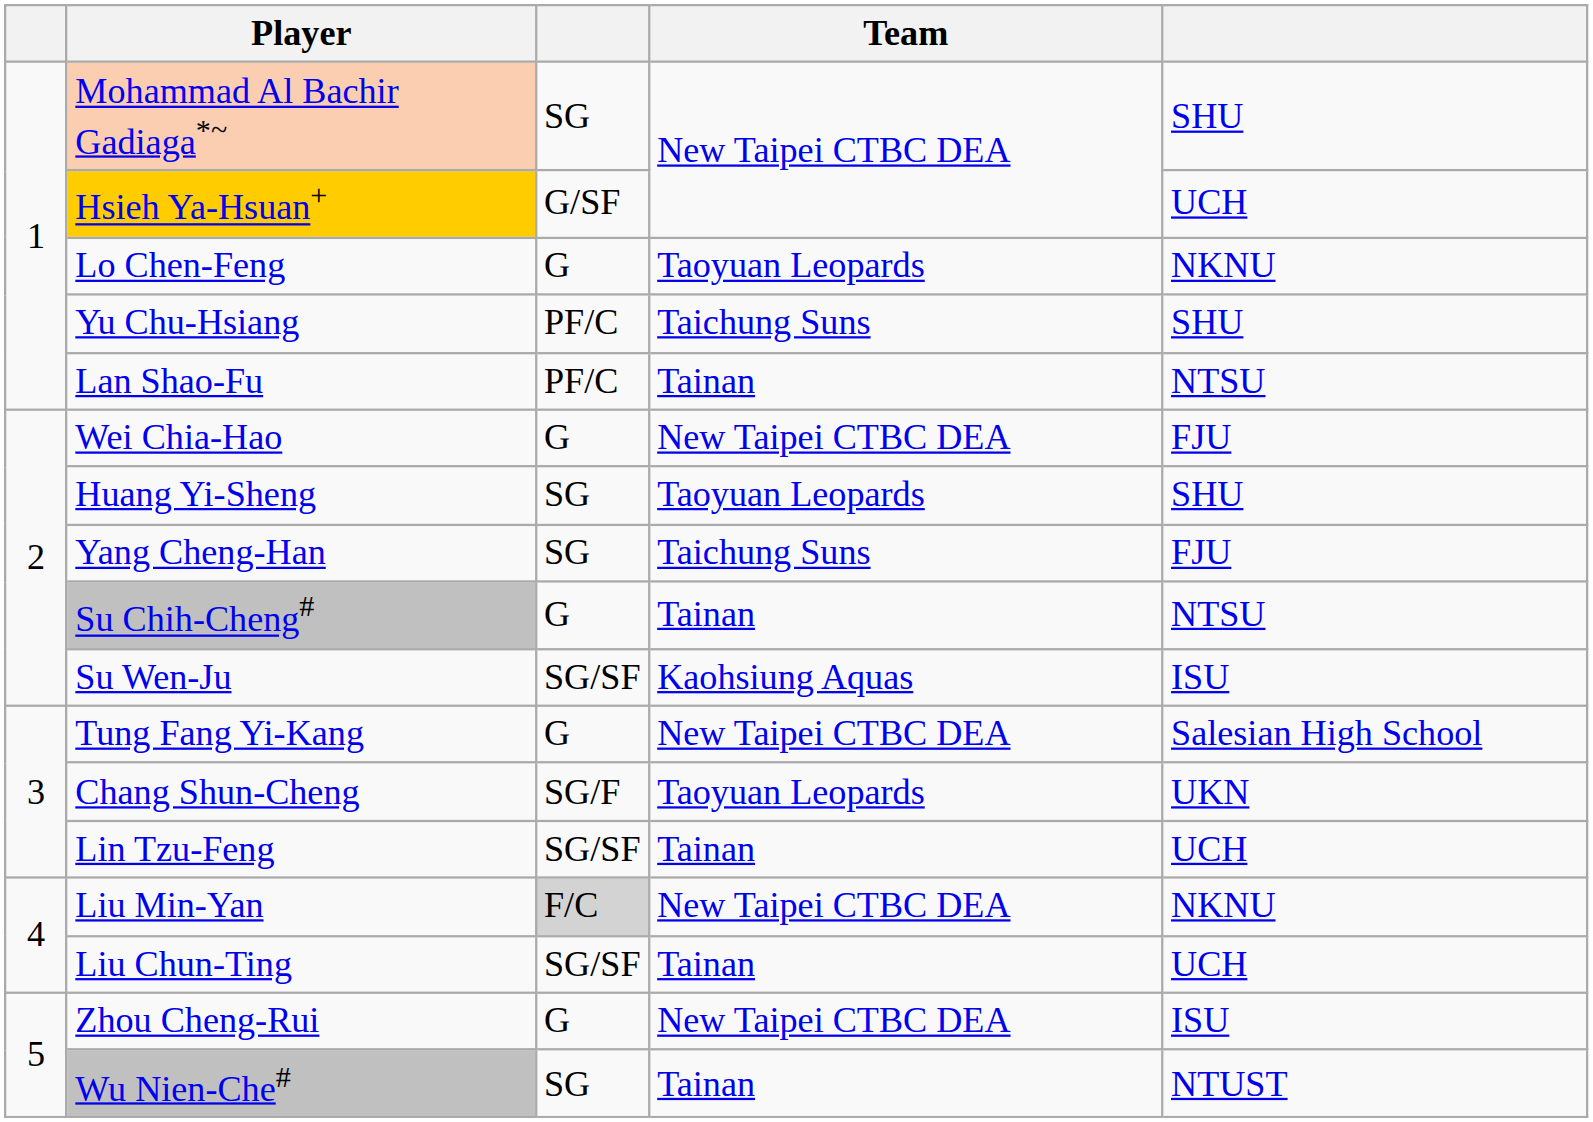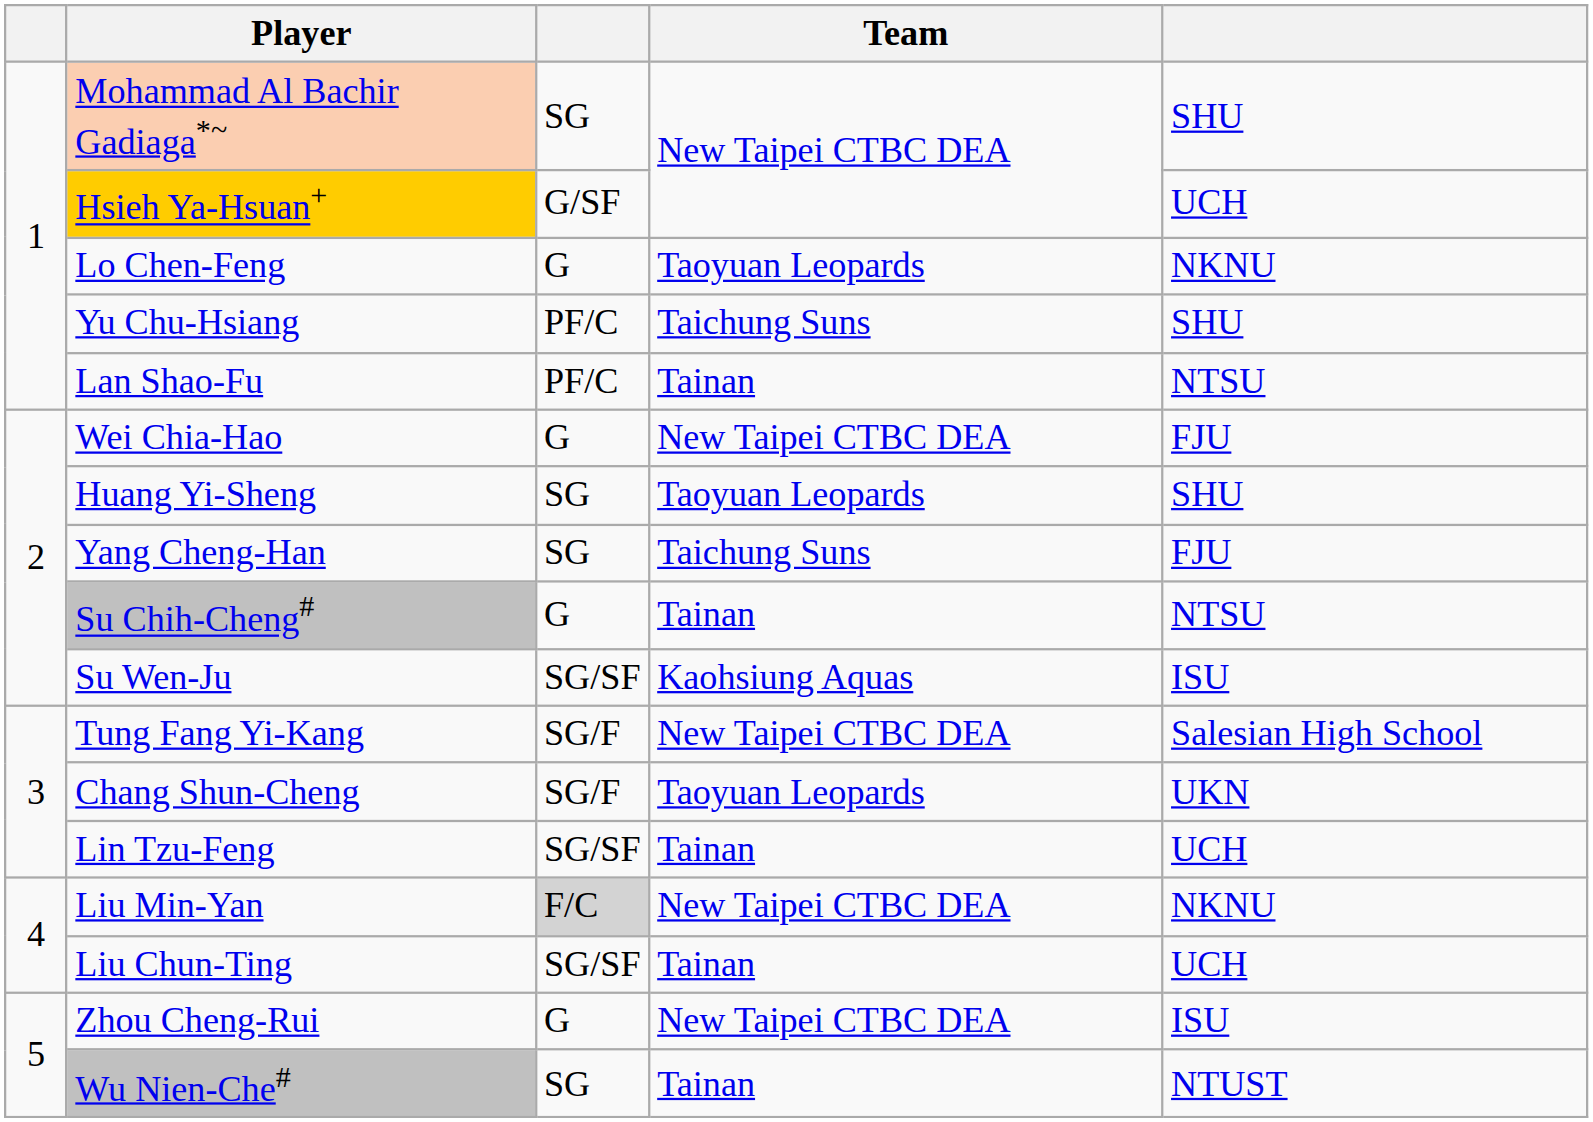(557, 734) G -> (582, 734) SG/F
